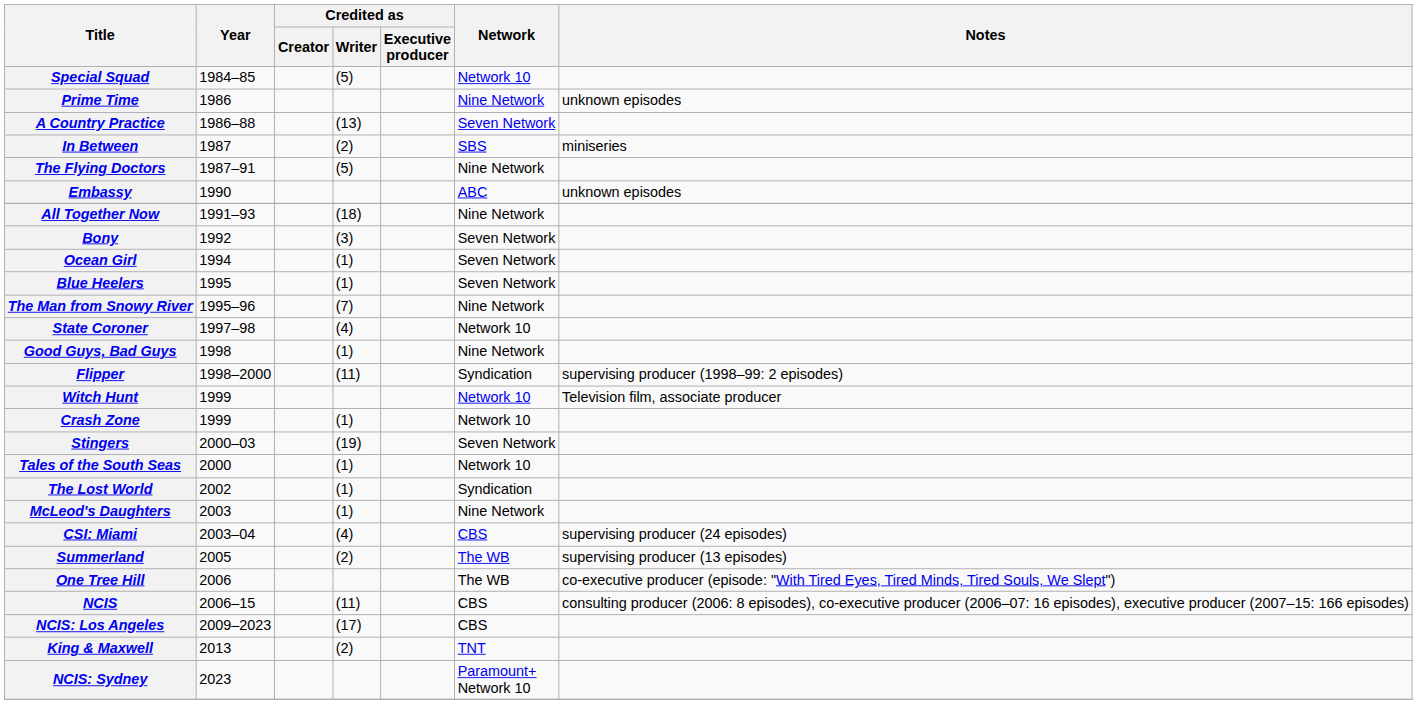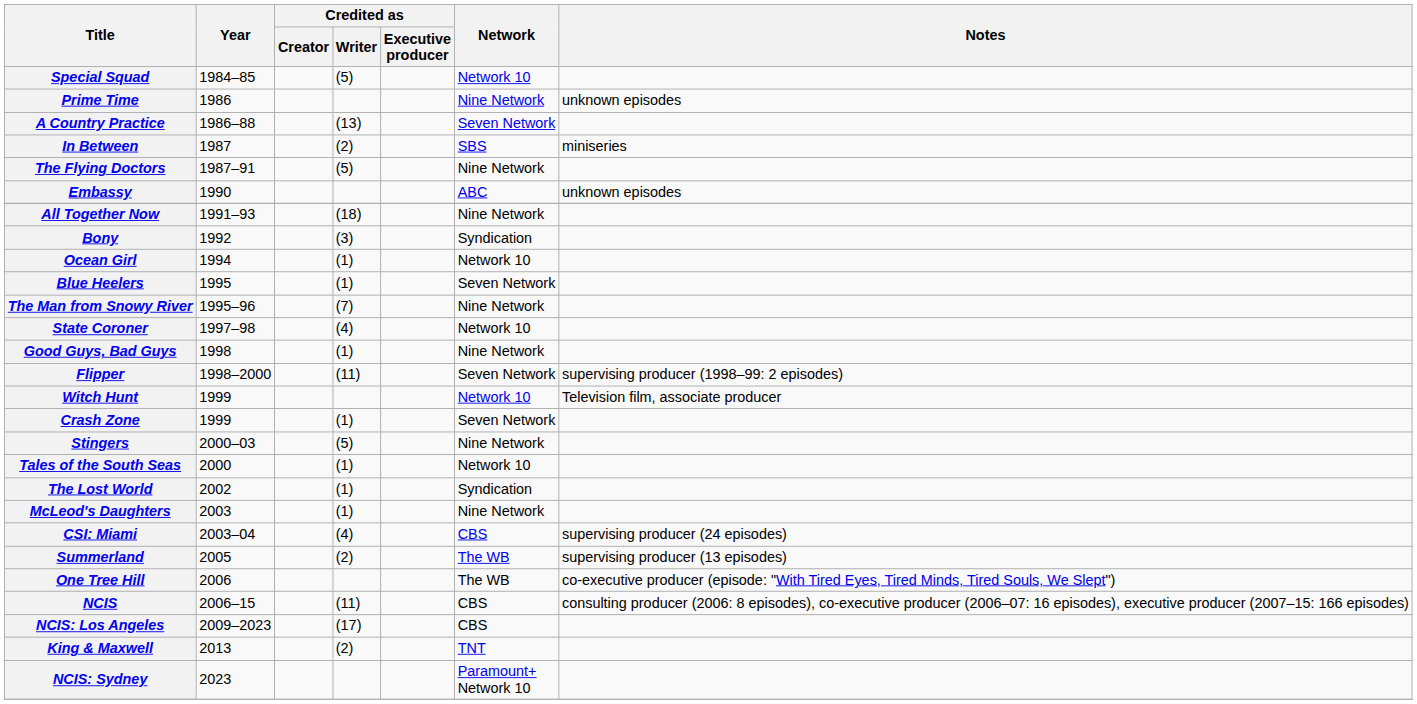(507, 237) Seven Network -> (495, 237) Syndication
(507, 260) Seven Network -> (494, 260) Network 10
(495, 374) Syndication -> (507, 374) Seven Network
(494, 420) Network 10 -> (507, 420) Seven Network
(349, 443) (19) -> (345, 443) (5)
(507, 443) Seven Network -> (501, 443) Nine Network
